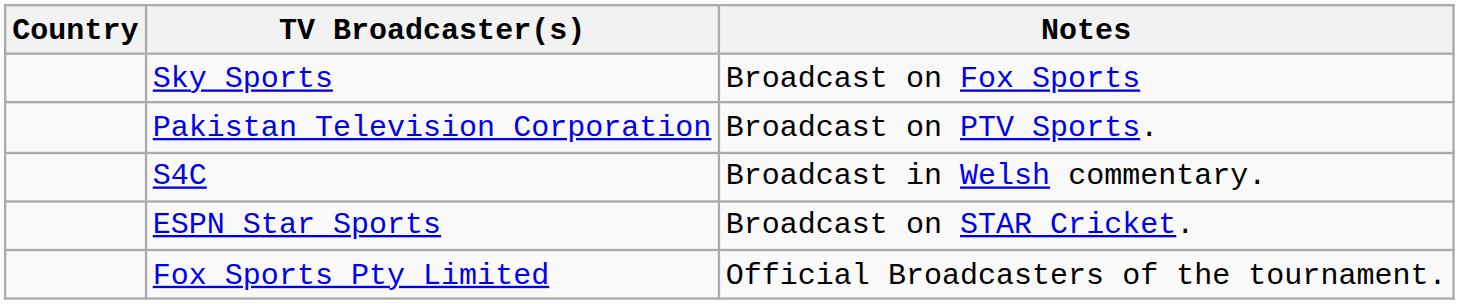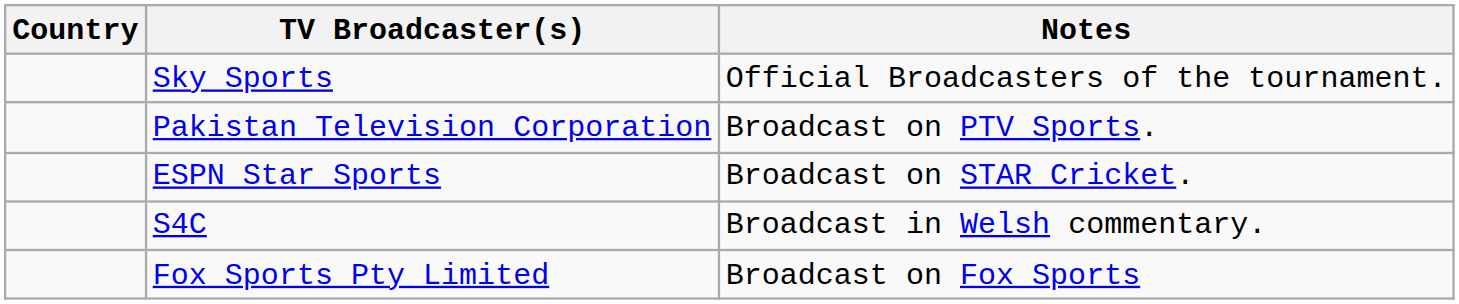(933, 79) Broadcast on Fox Sports -> (1086, 79) Official Broadcasters of the tournament.
rows swapped: (297, 225) <-> (180, 176)
(1086, 274) Official Broadcasters of the tournament. -> (933, 274) Broadcast on Fox Sports
